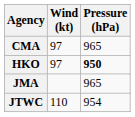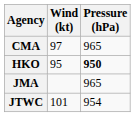(56, 64) 97 -> (56, 64) 95
(59, 102) 110 -> (59, 102) 101
